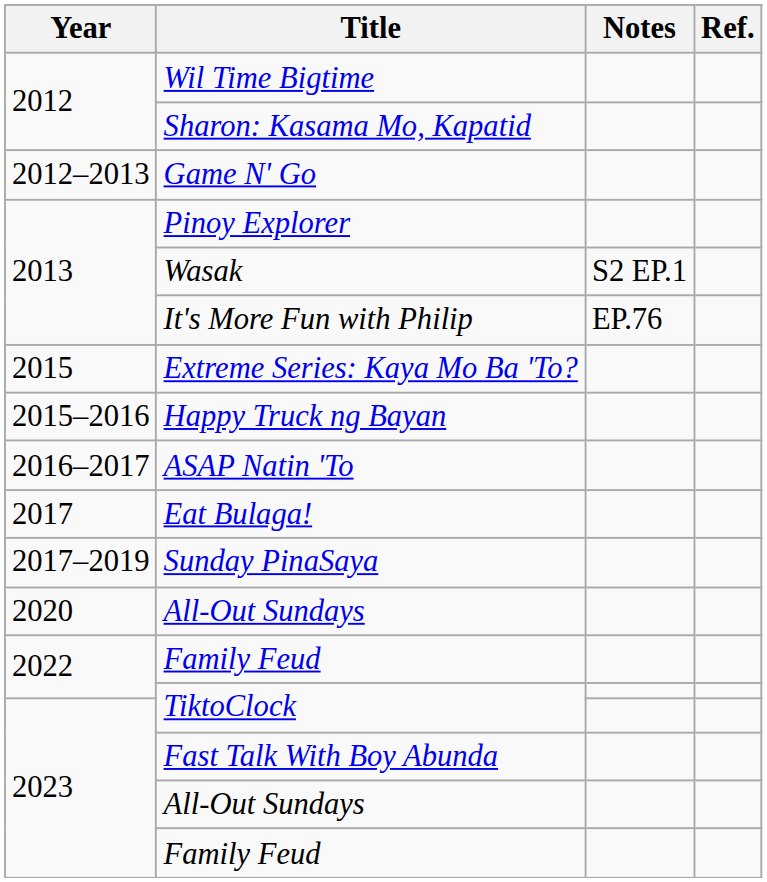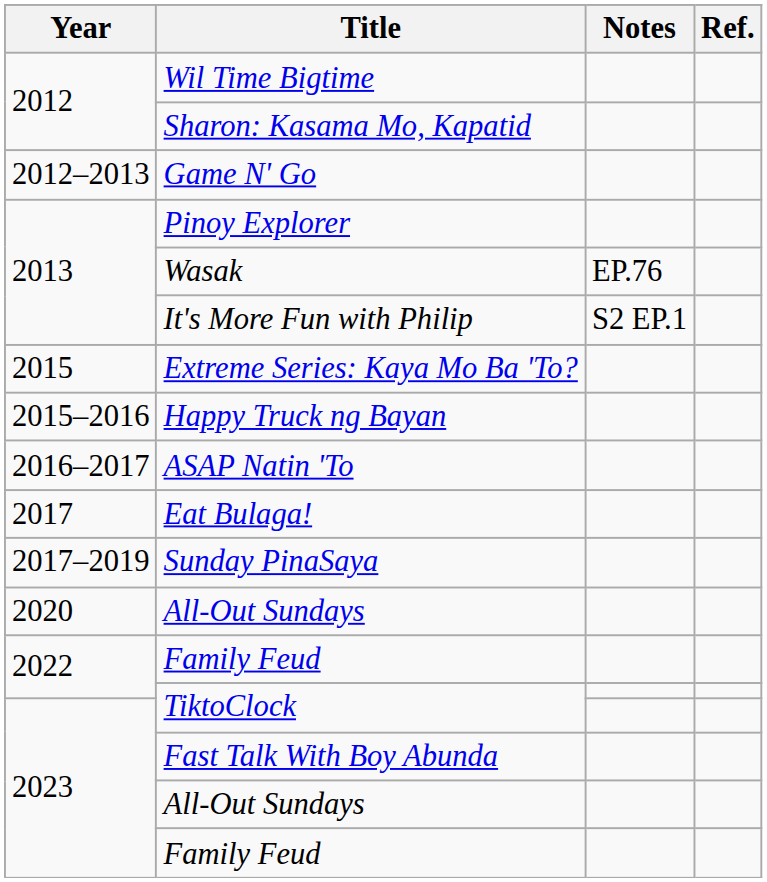(639, 271) S2 EP.1 -> (627, 271) EP.76
(627, 319) EP.76 -> (639, 319) S2 EP.1
